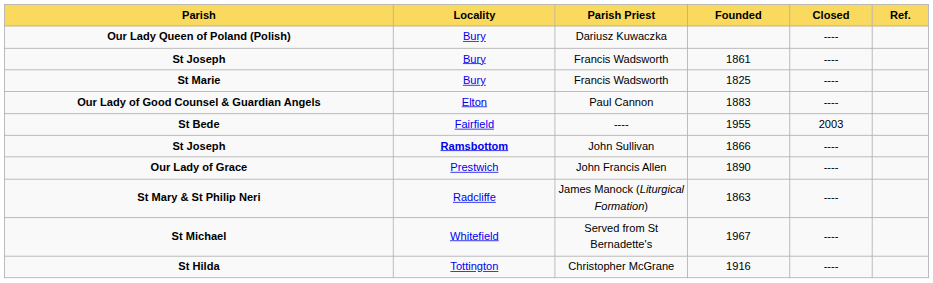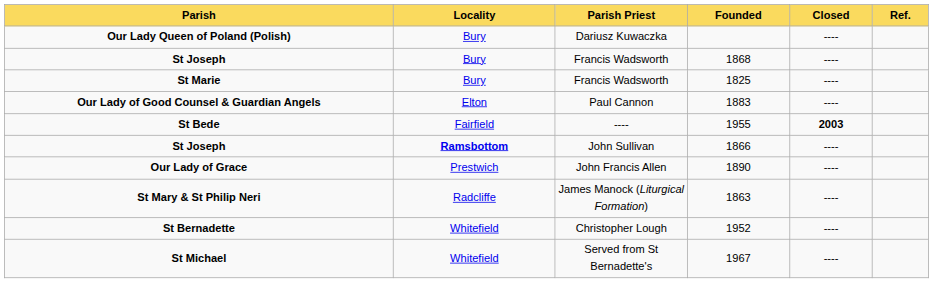(738, 59) 1861 -> (738, 59) 1868
(831, 124) normal -> (831, 124) bold
+ row: (199, 228)
- row: (199, 267)
